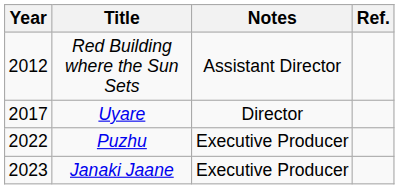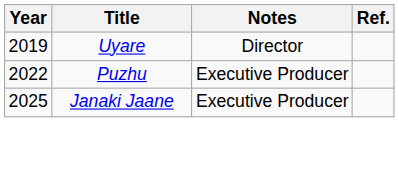- row: (122, 66)
(28, 113) 2017 -> (28, 46) 2019
(28, 169) 2023 -> (28, 102) 2025
